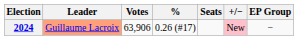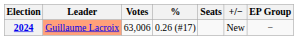(137, 27) 63,906 -> (137, 27) 63,006
(236, 27) pink background -> (236, 27) no background
